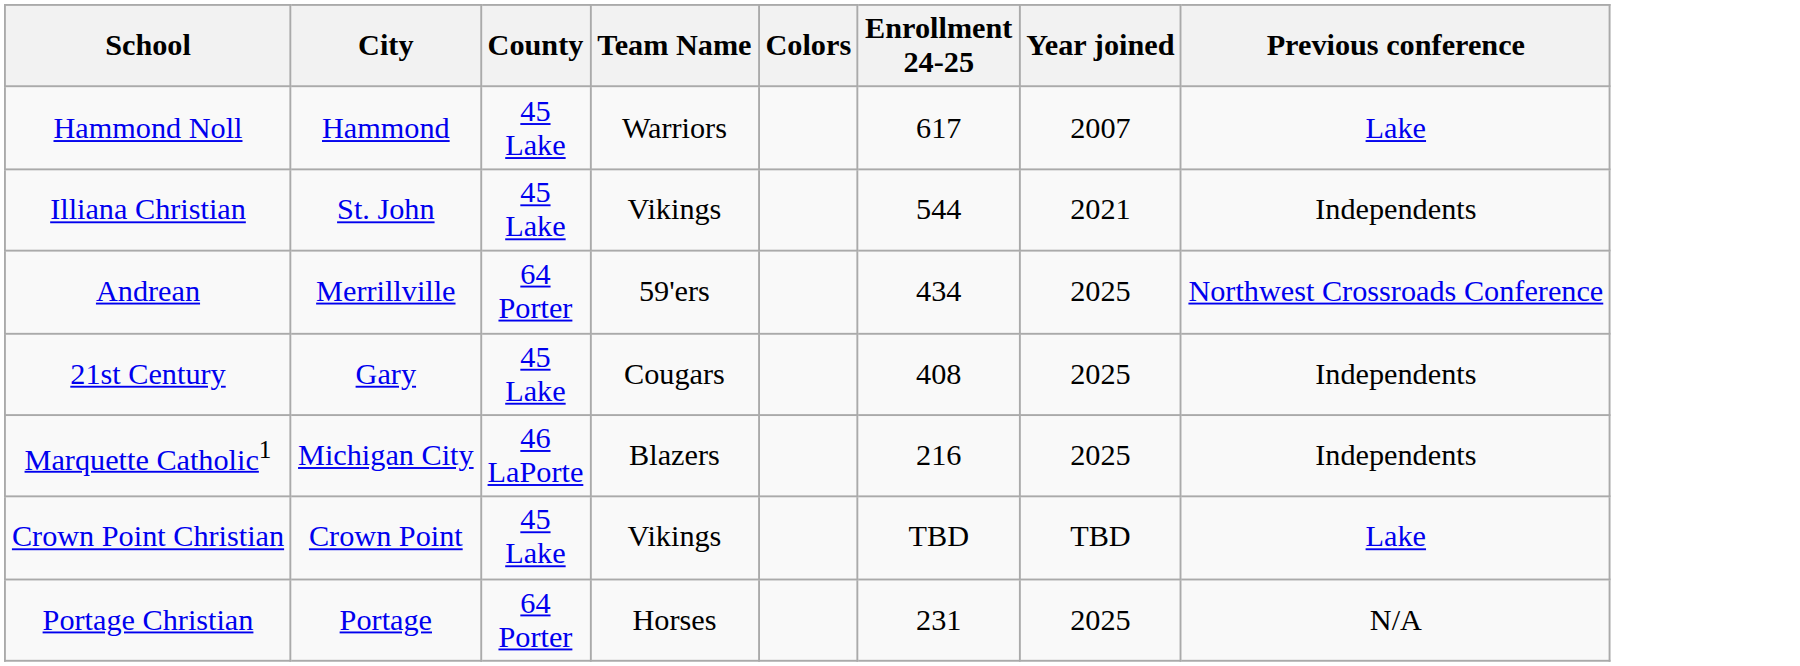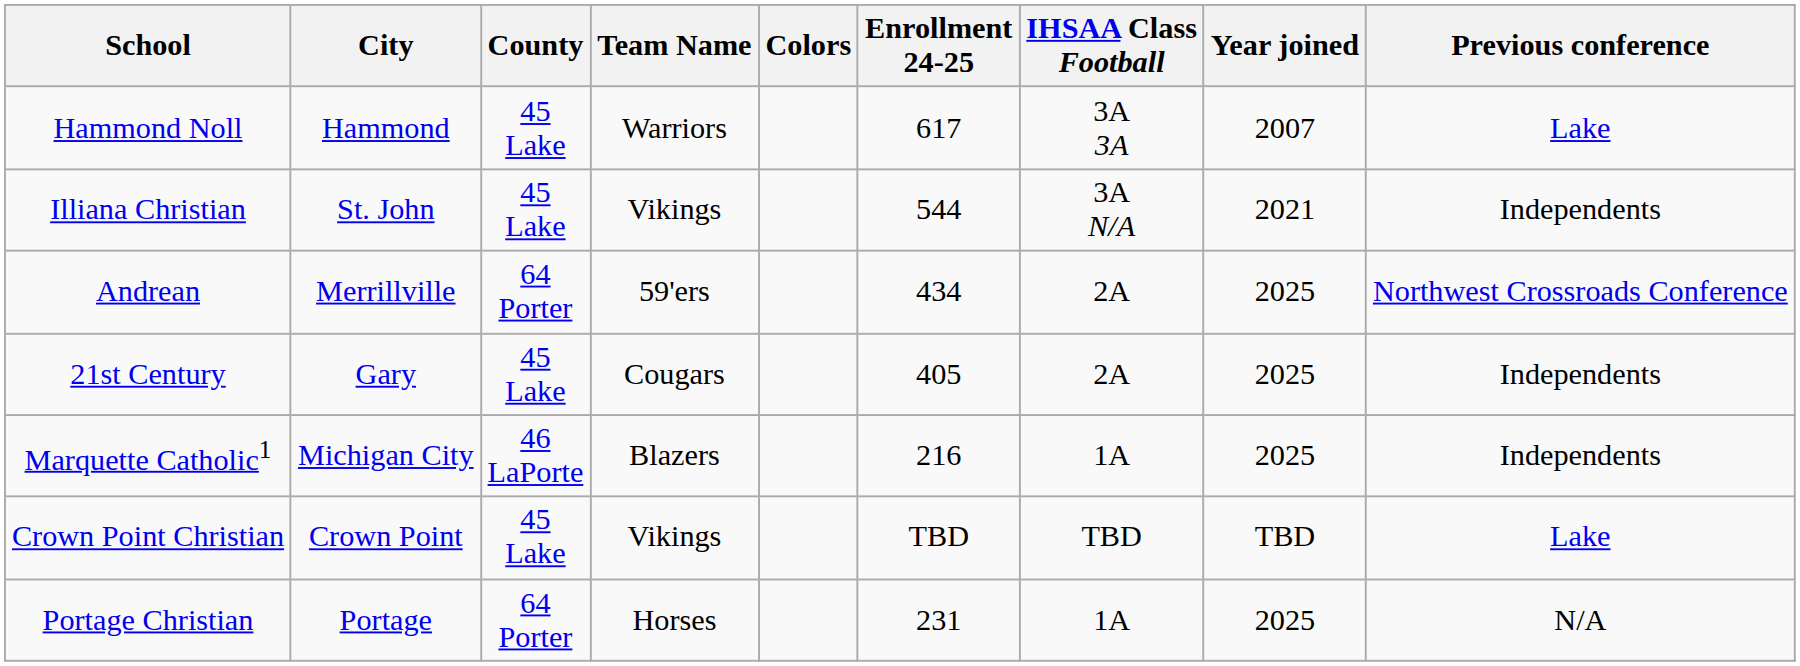+ column: (1112, 45)
(939, 373) 408 -> (939, 373) 405
